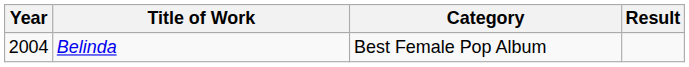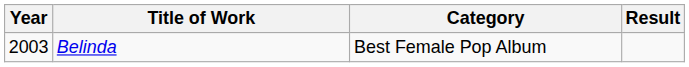(29, 47) 2004 -> (29, 47) 2003
